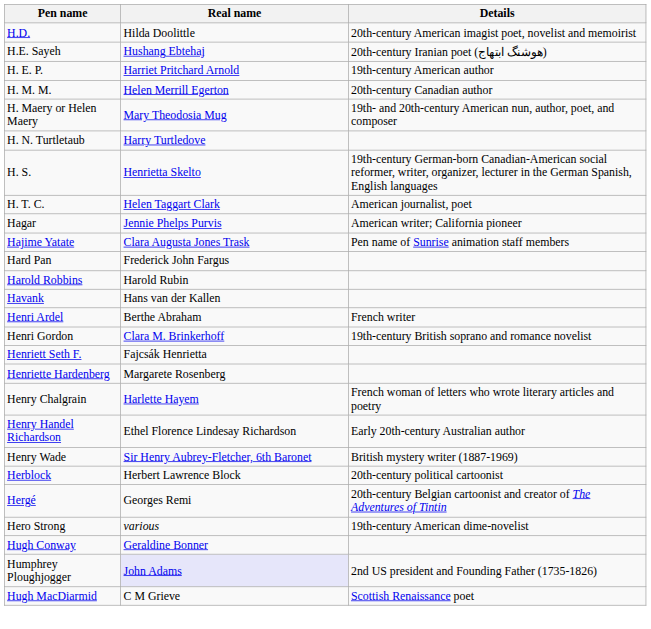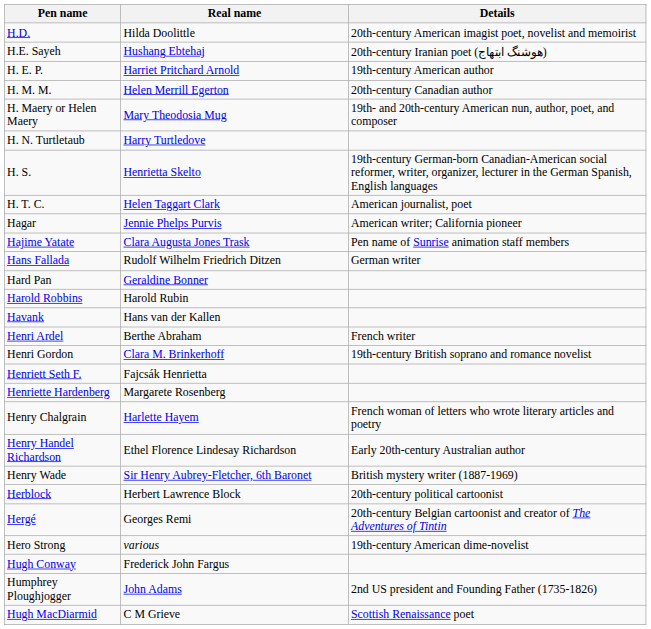+ row: (38, 261)
(176, 261) Frederick John Fargus -> (166, 279) Geraldine Bonner
(166, 545) Geraldine Bonner -> (176, 563) Frederick John Fargus
(153, 570) lavender background -> (153, 589) no background
